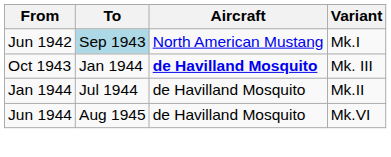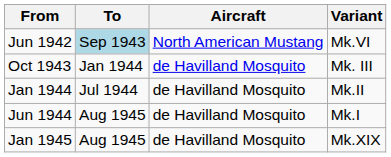(345, 41) Mk.I -> (350, 41) Mk.VI
(235, 66) bold -> (229, 66) normal
(350, 115) Mk.VI -> (345, 115) Mk.I
+ row: (40, 139)
